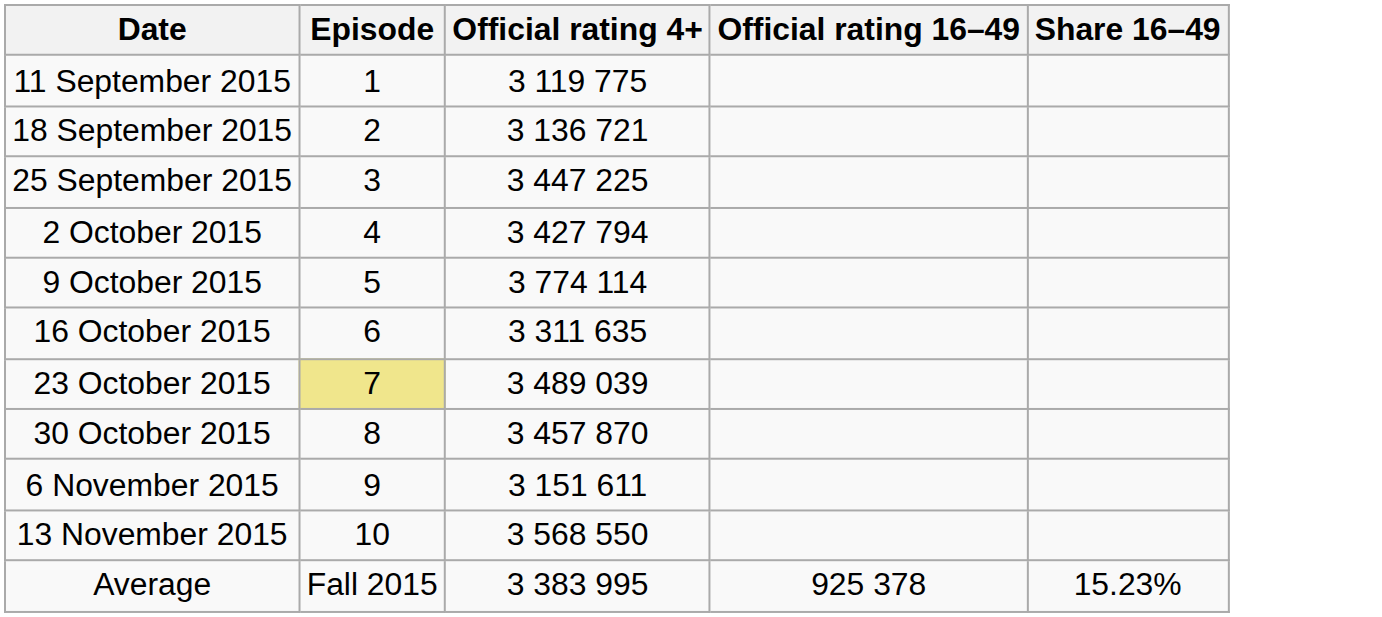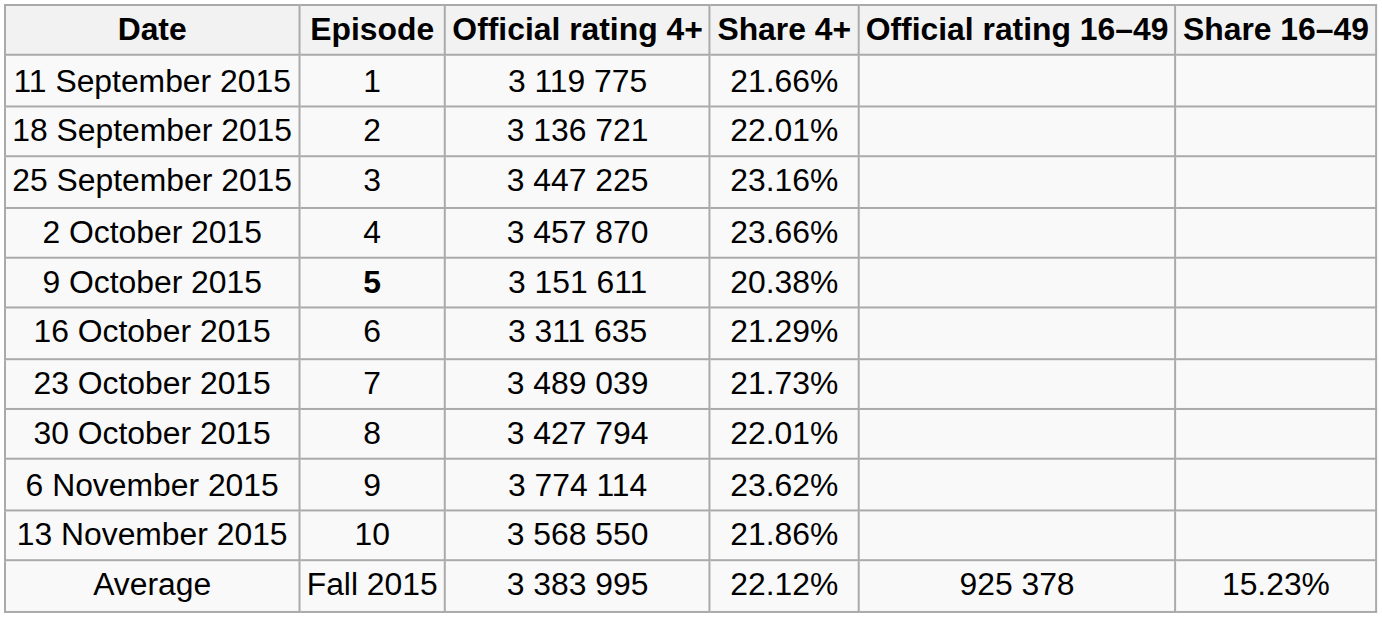+ column: (784, 29)
(578, 231) 3 427 794 -> (578, 231) 3 457 870
(372, 282) normal -> (372, 282) bold
(578, 282) 3 774 114 -> (578, 282) 3 151 611
(372, 383) khaki background -> (372, 383) no background
(578, 433) 3 457 870 -> (578, 433) 3 427 794
(578, 484) 3 151 611 -> (578, 484) 3 774 114
